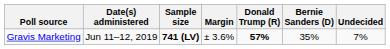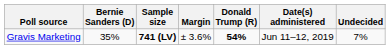columns swapped: (121, 17) <-> (309, 17)
(259, 37) 57% -> (236, 37) 54%
